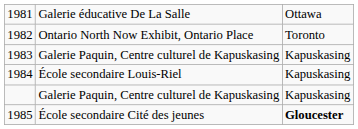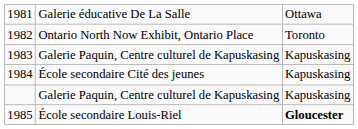(110, 74) École secondaire Louis-Riel -> (121, 74) École secondaire Cité des jeunes
(121, 114) École secondaire Cité des jeunes -> (110, 114) École secondaire Louis-Riel
